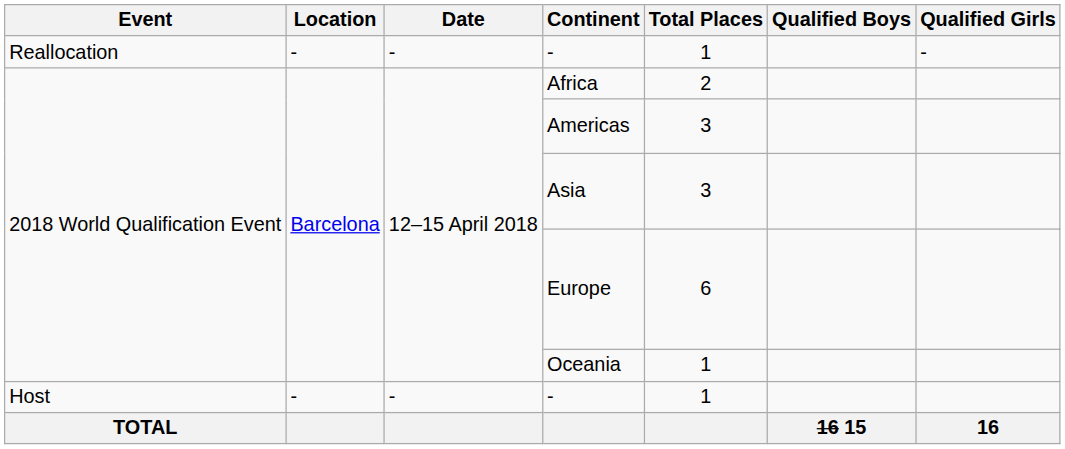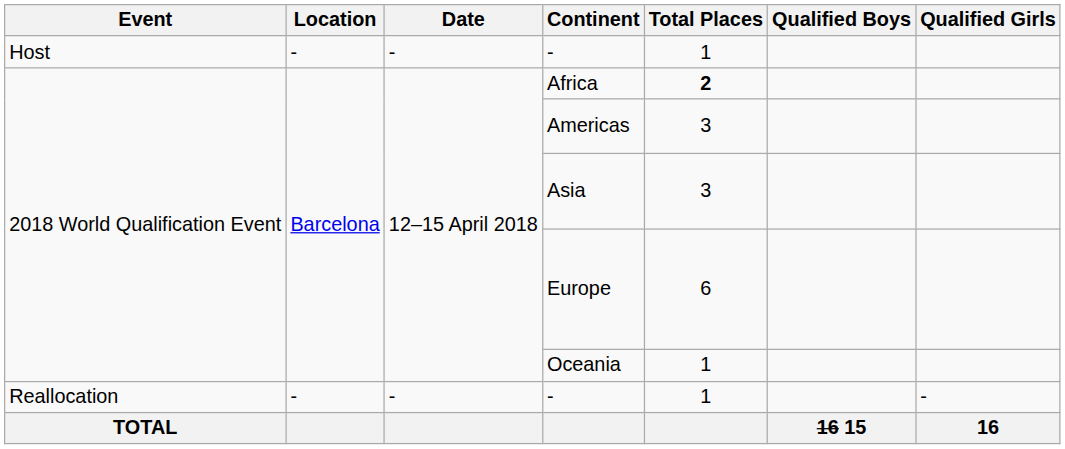rows swapped: (30, 396) <-> (64, 51)
(706, 83) normal -> (706, 83) bold
